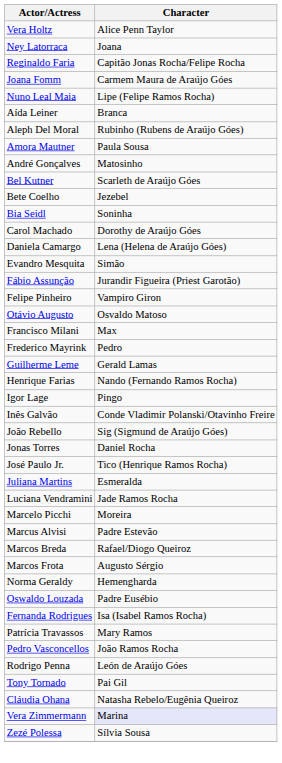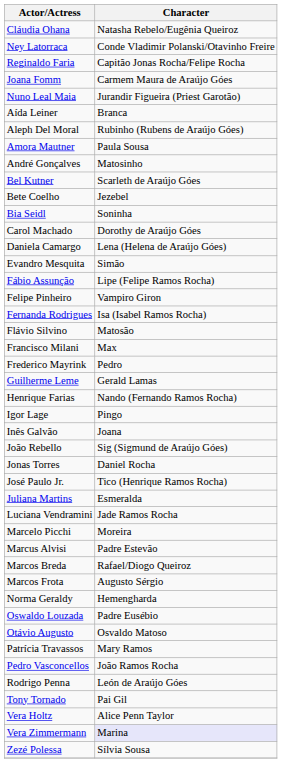rows swapped: (38, 699) <-> (29, 29)
(109, 46) Joana -> (186, 46) Conde Vladimir Polanski/Otavinho Freire
(156, 96) Lipe (Felipe Ramos Rocha) -> (169, 96) Jurandir Figueira (Priest Garotão)
(169, 280) Jurandir Figueira (Priest Garotão) -> (156, 280) Lipe (Felipe Ramos Rocha)
rows swapped: (49, 615) <-> (40, 314)
+ row: (37, 331)
(186, 414) Conde Vladimir Polanski/Otavinho Freire -> (109, 431) Joana
